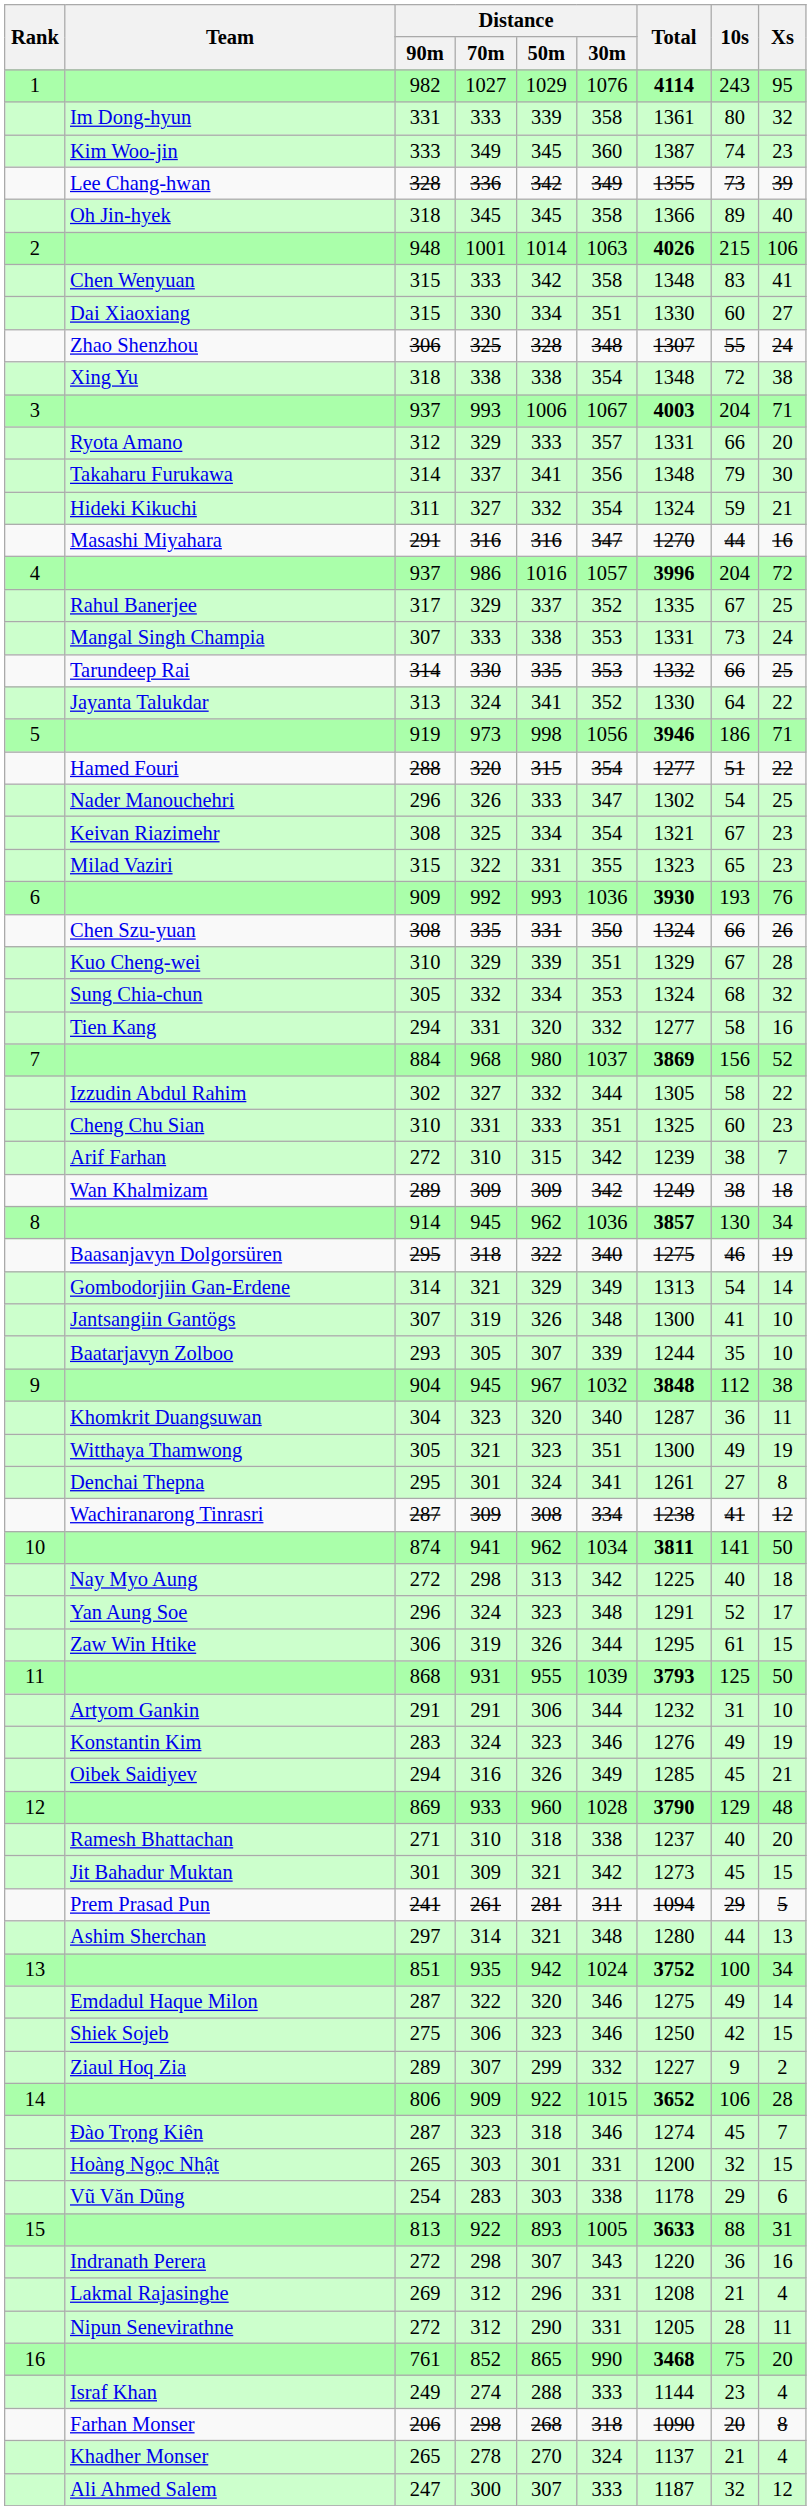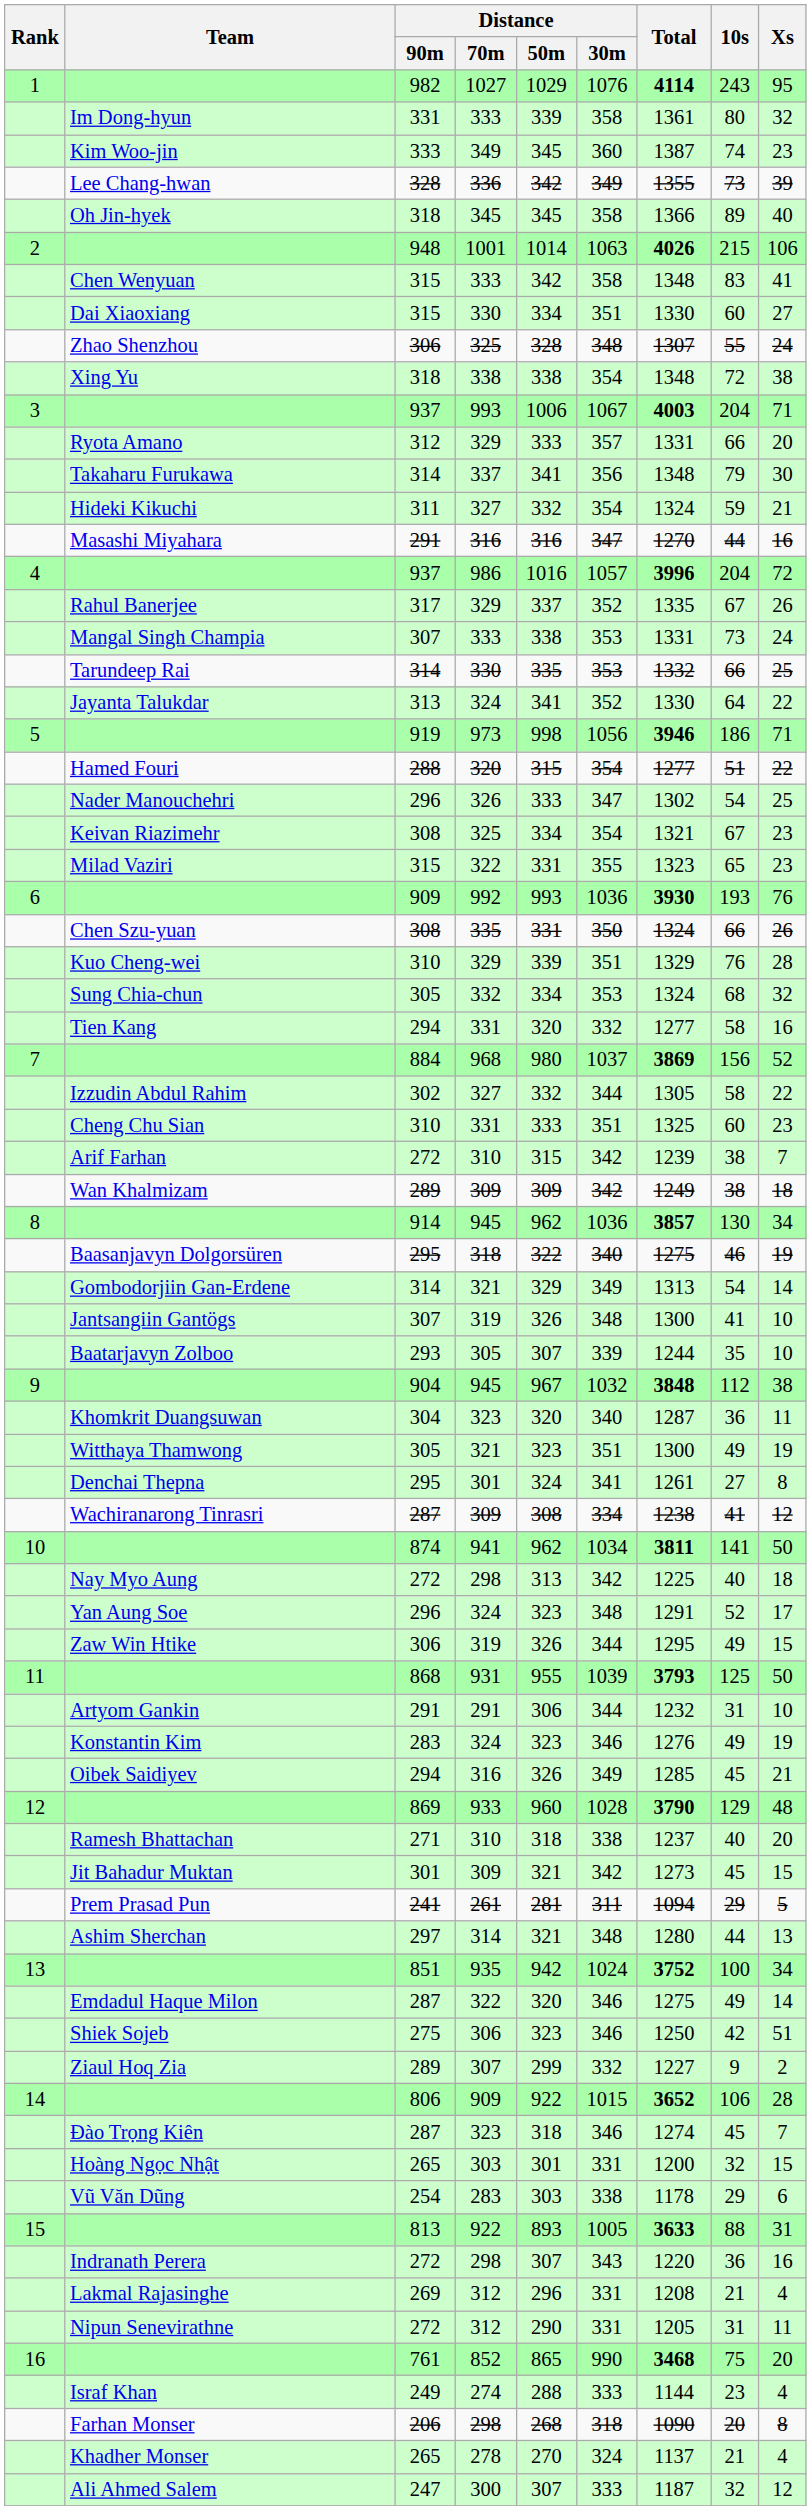(782, 605) 25 -> (782, 605) 26
(735, 962) 67 -> (735, 962) 76
(735, 1644) 61 -> (735, 1644) 49
(782, 2034) 15 -> (782, 2034) 51
(735, 2326) 28 -> (735, 2326) 31
